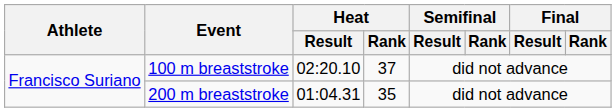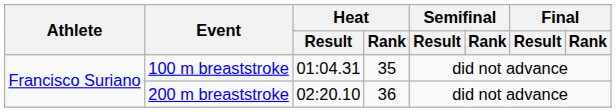(328, 68) 02:20.10 -> (328, 68) 01:04.31
(387, 68) 37 -> (387, 68) 35
(328, 94) 01:04.31 -> (328, 94) 02:20.10
(387, 94) 35 -> (387, 94) 36
